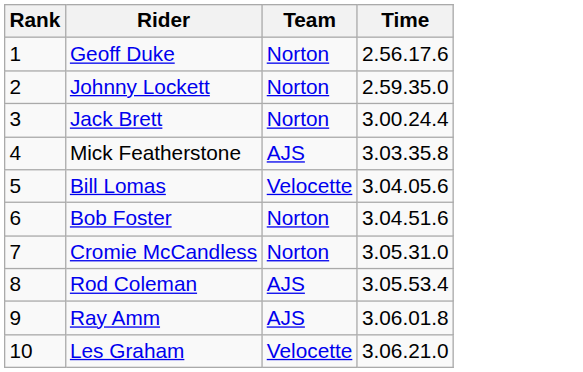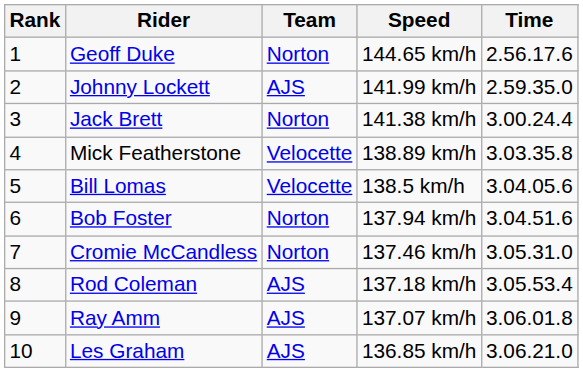+ column: (419, 20)
(298, 86) Norton -> (286, 86) AJS
(286, 152) AJS -> (310, 152) Velocette
(310, 350) Velocette -> (286, 350) AJS
